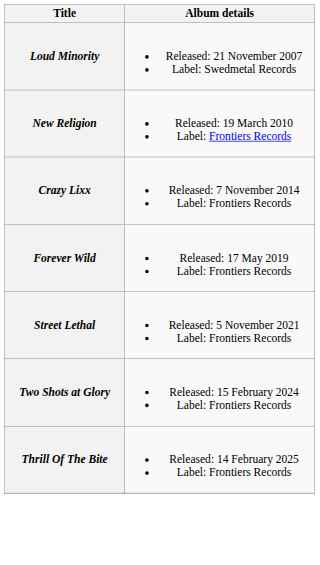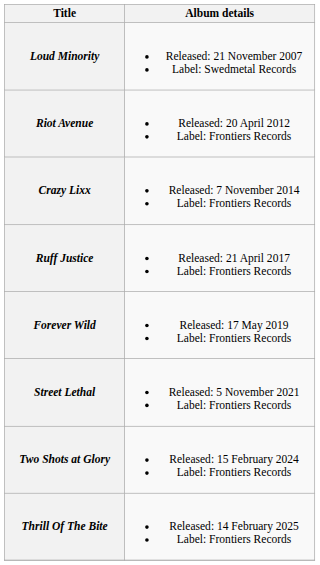- row: (65, 123)
+ row: (65, 123)
+ row: (65, 258)
